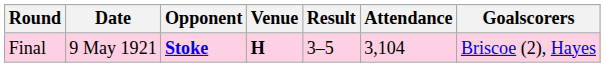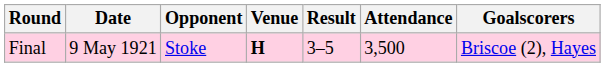(187, 47) bold -> (186, 47) normal
(385, 47) 3,104 -> (385, 47) 3,500
